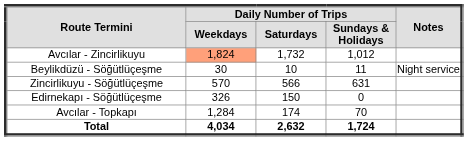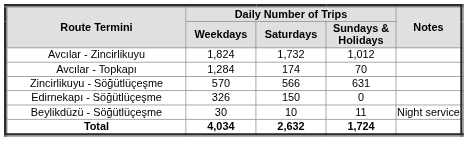(221, 55) lightsalmon background -> (221, 55) no background
rows swapped: (96, 112) <-> (96, 69)
